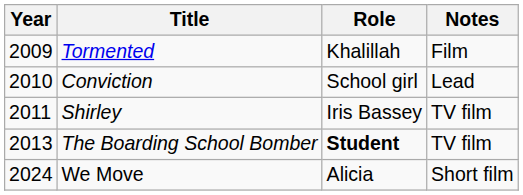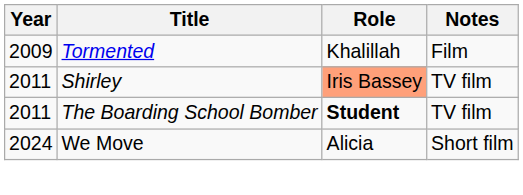- row: (107, 81)
(374, 112) no background -> (374, 81) lightsalmon background
(31, 143) 2013 -> (30, 112) 2011
